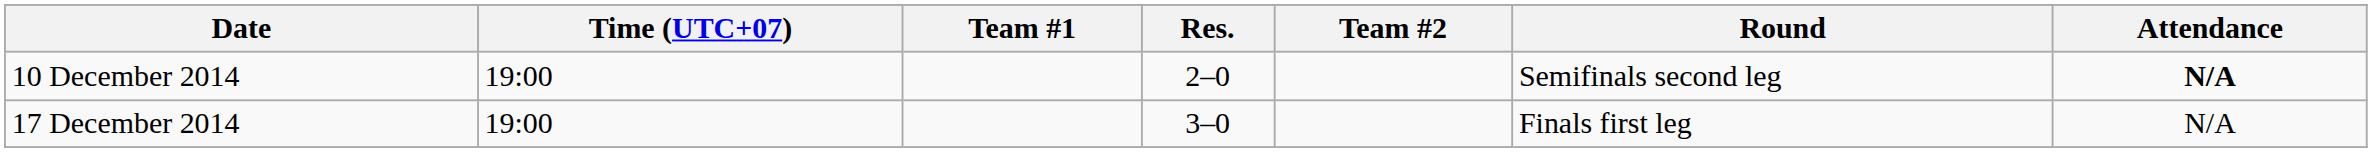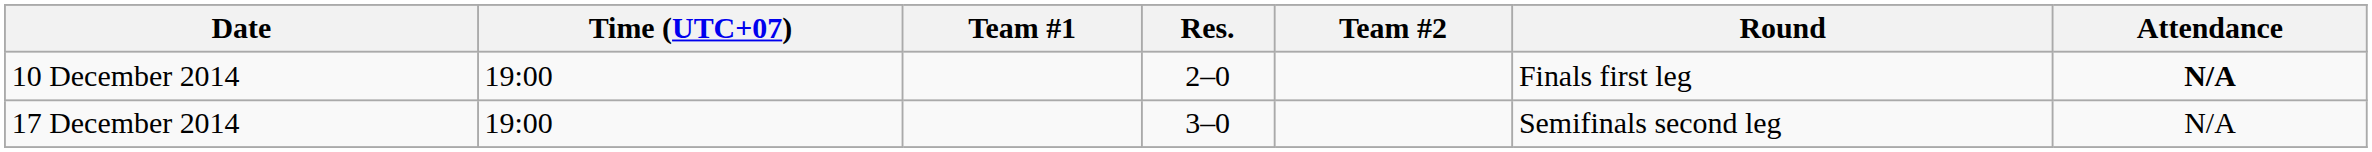(1650, 75) Semifinals second leg -> (1605, 75) Finals first leg
(1605, 123) Finals first leg -> (1650, 123) Semifinals second leg
